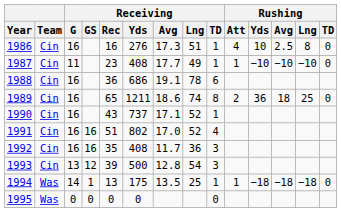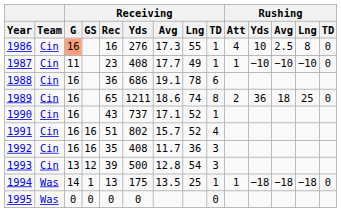(73, 47) no background -> (73, 47) lightsalmon background
(195, 47) 51 -> (195, 47) 55
(168, 132) 17.0 -> (168, 132) 15.7
